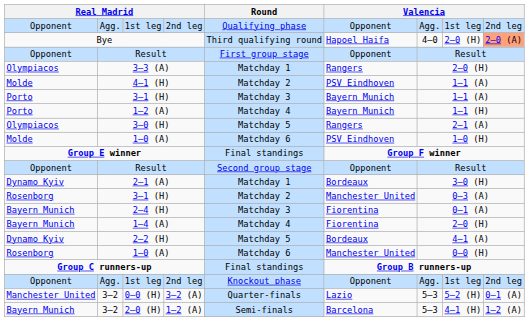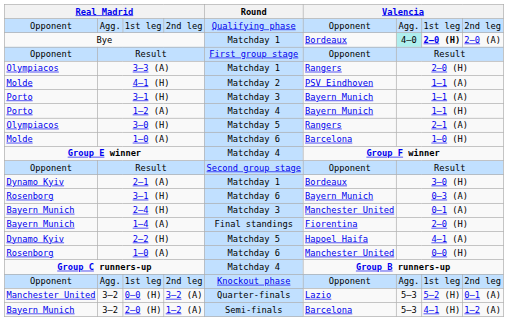(264, 40) Third qualifying round -> (254, 40) Matchday 1
(358, 40) Hapoel Haifa -> (326, 40) Bordeaux
(430, 40) no background -> (409, 40) paleturquoise background
(463, 40) normal -> (442, 40) bold
(504, 40) lightsalmon background -> (483, 40) no background
(360, 139) PSV Eindhoven -> (329, 139) Barcelona
(264, 153) Final standings -> (254, 153) Matchday 4
(264, 196) Matchday 2 -> (254, 196) Matchday 6
(371, 196) Manchester United -> (339, 196) Bayern Munich
(352, 210) Fiorentina -> (350, 210) Manchester United
(264, 224) Matchday 4 -> (254, 224) Final standings
(347, 239) Bordeaux -> (337, 239) Hapoel Haifa
(264, 267) Final standings -> (254, 267) Matchday 4
